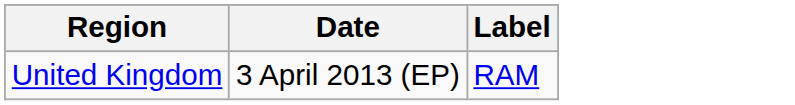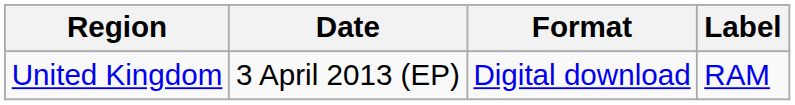+ column: (582, 27)
